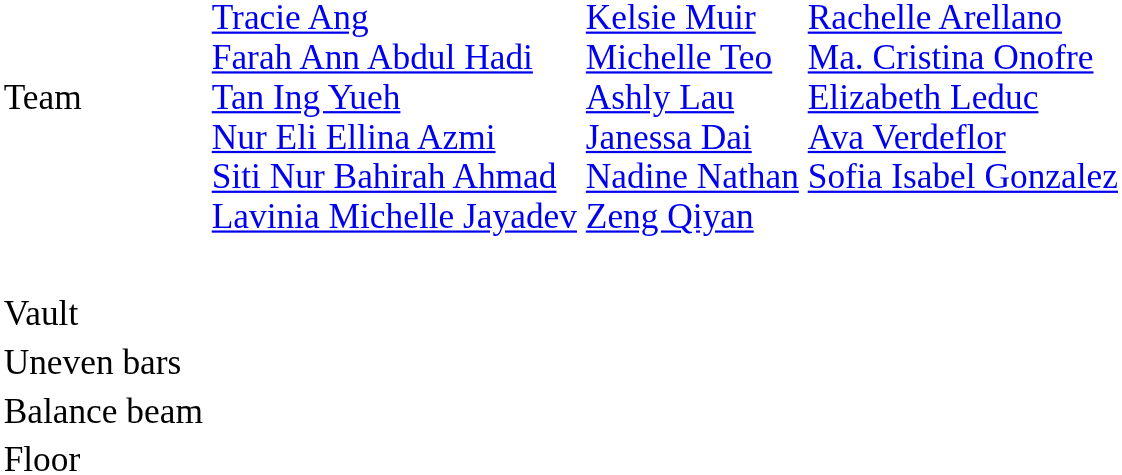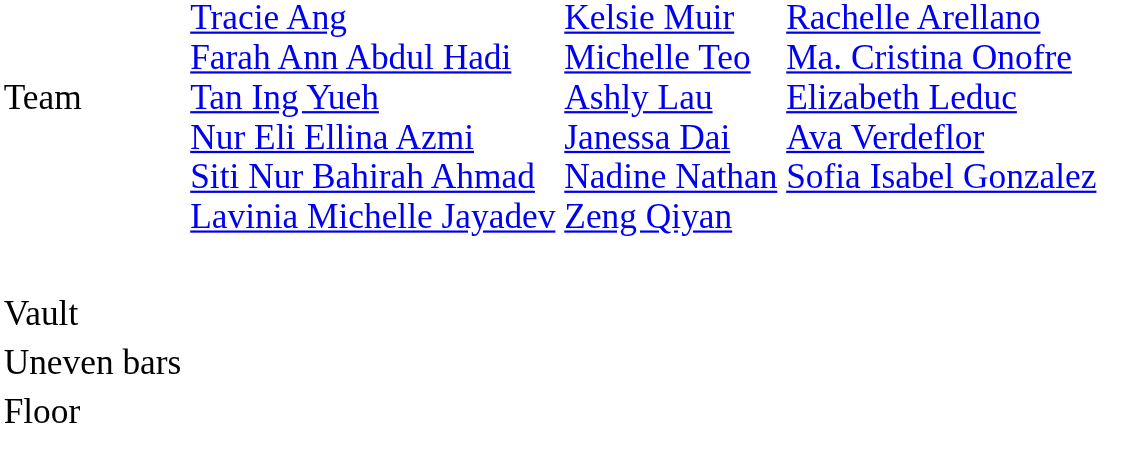- row: (103, 411)
